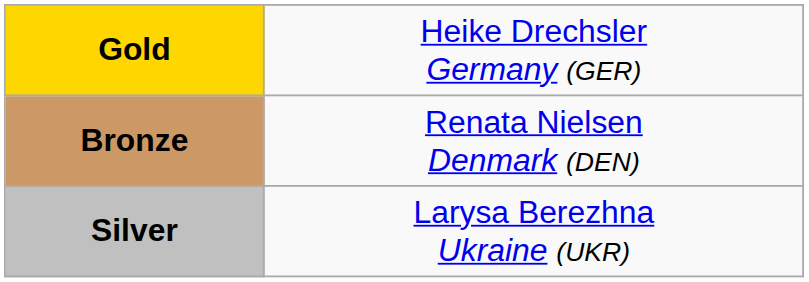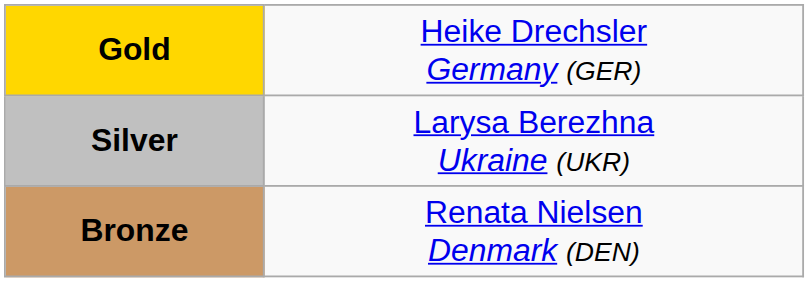rows swapped: (134, 230) <-> (134, 139)
